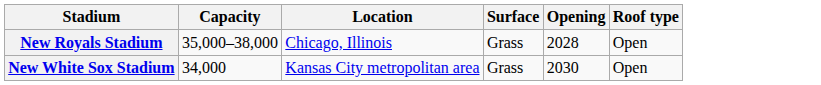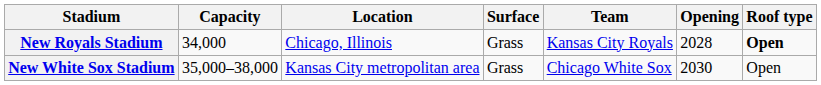+ column: (610, 17)
(230, 42) 35,000–38,000 -> (204, 42) 34,000
(630, 42) normal -> (765, 42) bold
(204, 67) 34,000 -> (230, 67) 35,000–38,000
